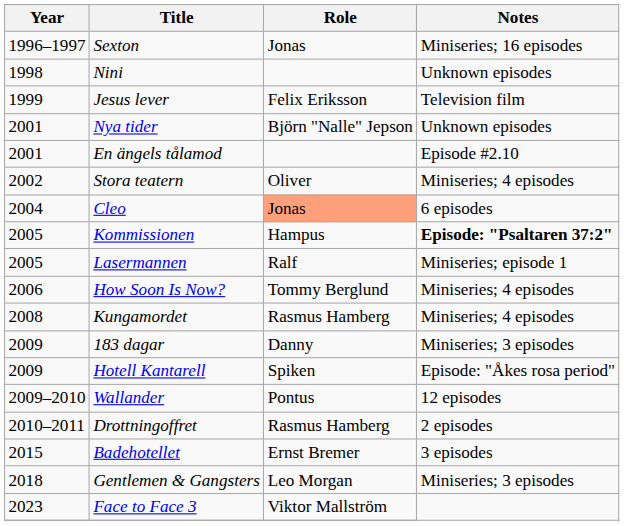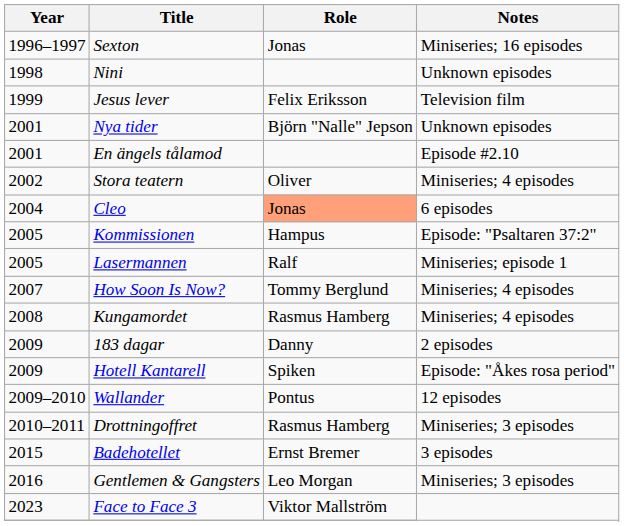(517, 235) bold -> (509, 235) normal
(26, 289) 2006 -> (26, 289) 2007
(497, 343) Miniseries; 3 episodes -> (457, 343) 2 episodes
(457, 425) 2 episodes -> (497, 425) Miniseries; 3 episodes
(26, 479) 2018 -> (26, 479) 2016
